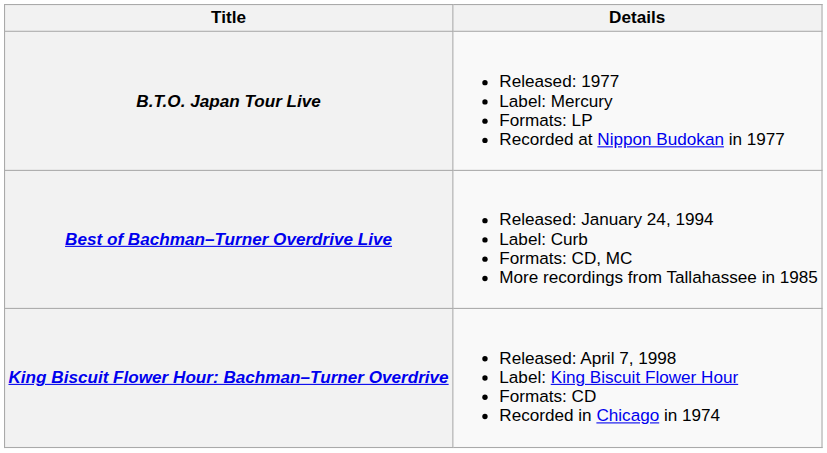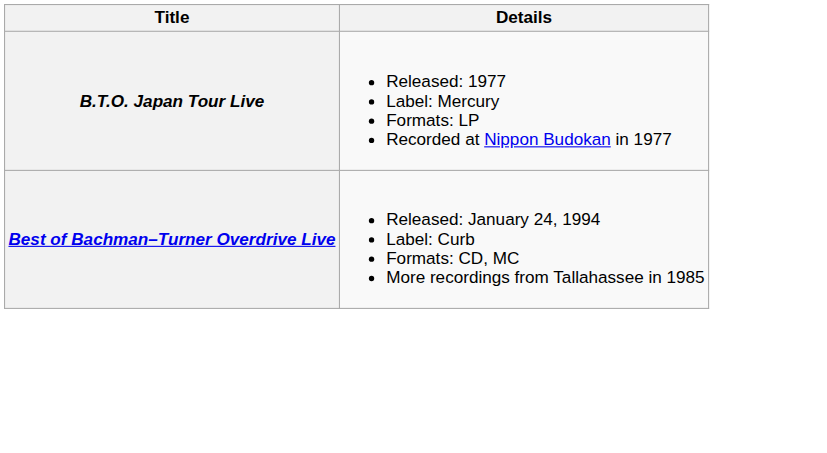- row: (229, 377)
